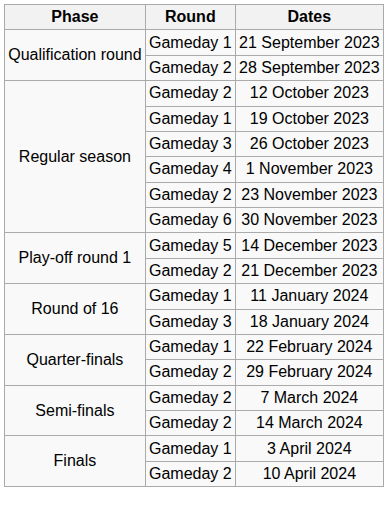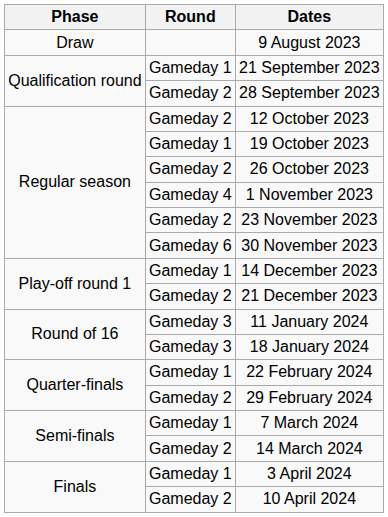+ row: (309, 42)
(190, 144) Gameday 3 -> (190, 169) Gameday 2
(190, 245) Gameday 5 -> (190, 270) Gameday 1
(190, 296) Gameday 1 -> (190, 321) Gameday 3
(190, 397) Gameday 2 -> (190, 423) Gameday 1
